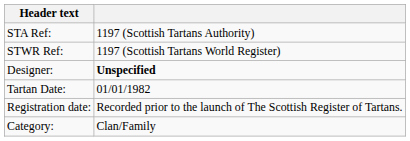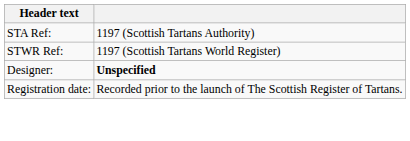- row: (36, 88)
- row: (30, 126)
